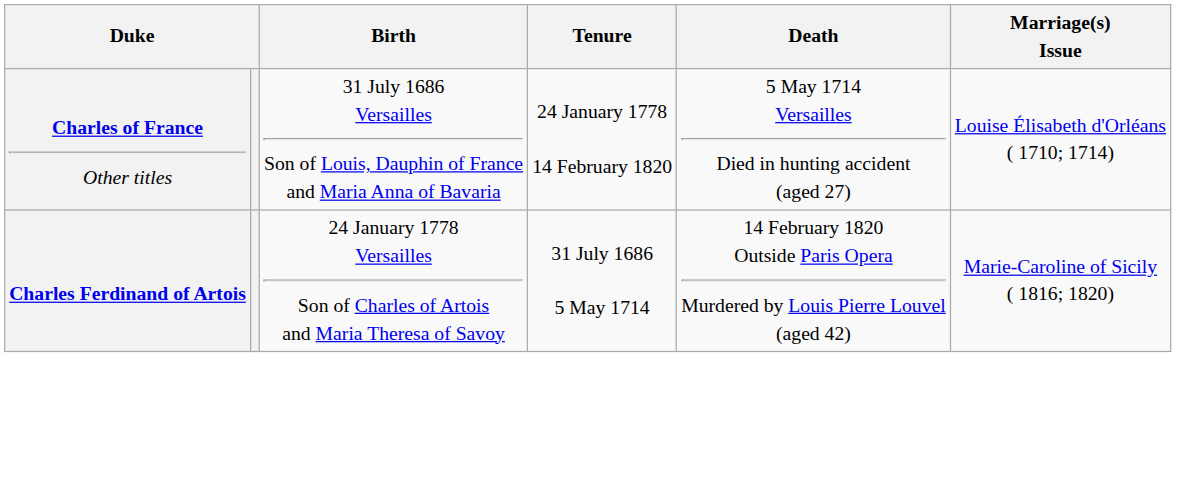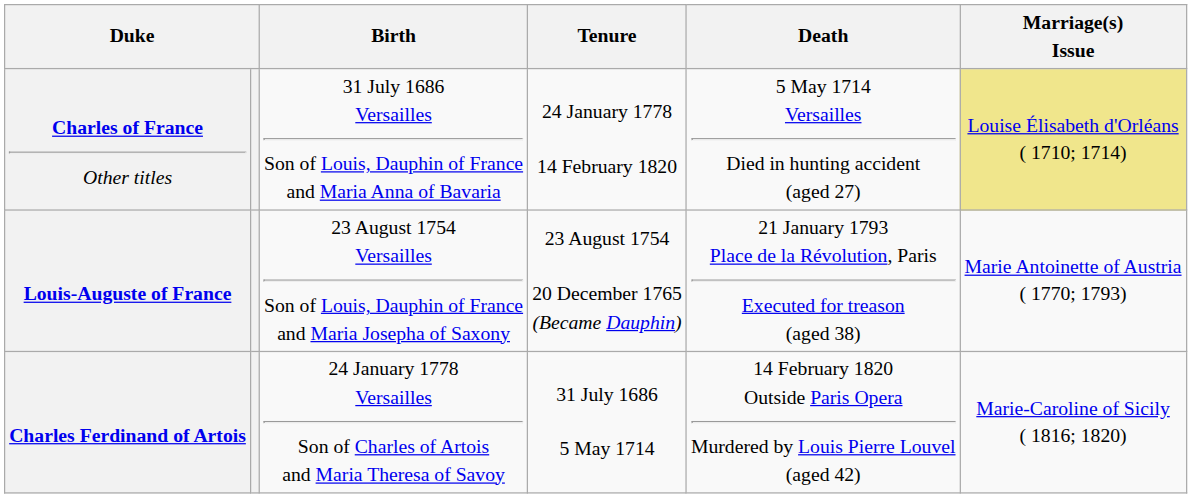(1060, 139) no background -> (1073, 139) khaki background
+ row: (128, 294)
